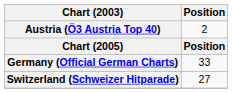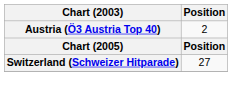- row: (93, 63)
